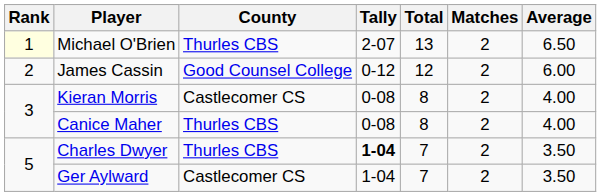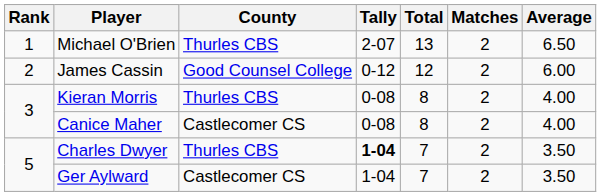(29, 44) lightyellow background -> (29, 44) no background
(244, 97) Castlecomer CS -> (231, 97) Thurles CBS
(231, 124) Thurles CBS -> (244, 124) Castlecomer CS
